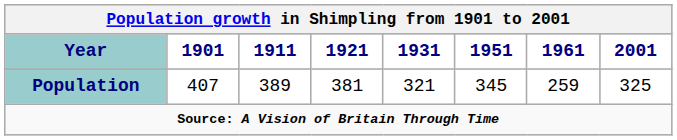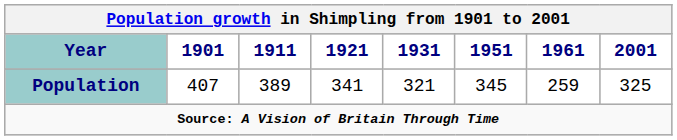(347, 86) 381 -> (347, 86) 341
